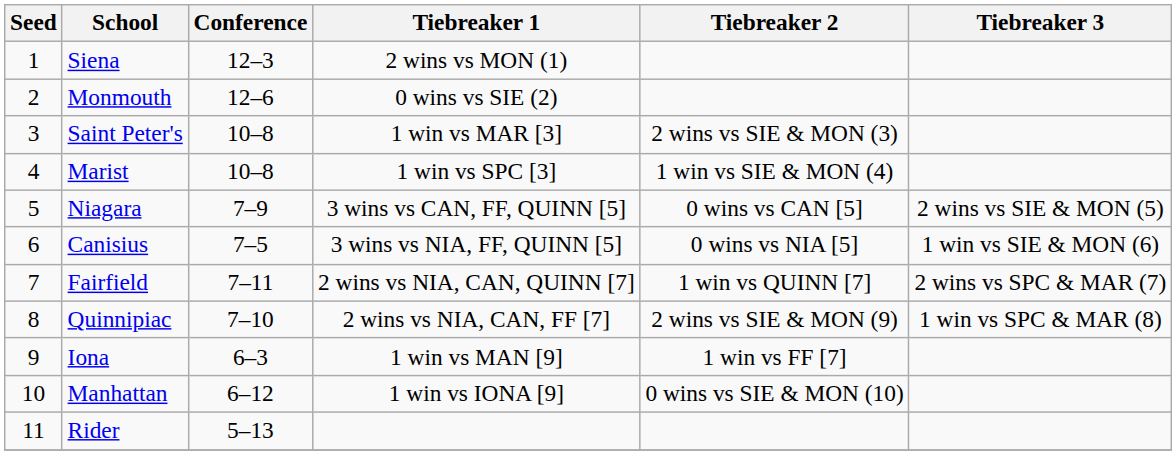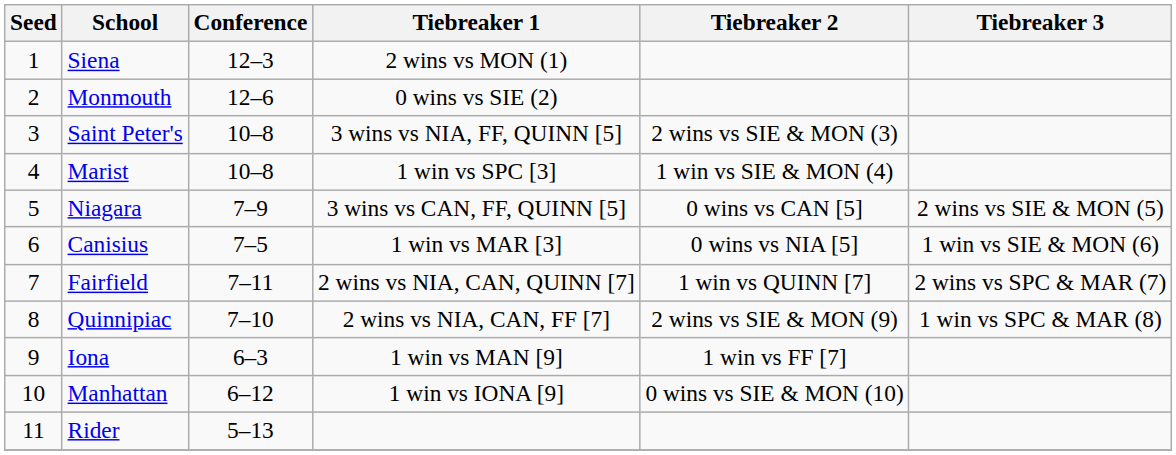(476, 134) 1 win vs MAR [3] -> (476, 134) 3 wins vs NIA, FF, QUINN [5]
(476, 245) 3 wins vs NIA, FF, QUINN [5] -> (476, 245) 1 win vs MAR [3]
